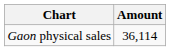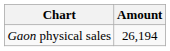(140, 35) 36,114 -> (140, 35) 26,194
